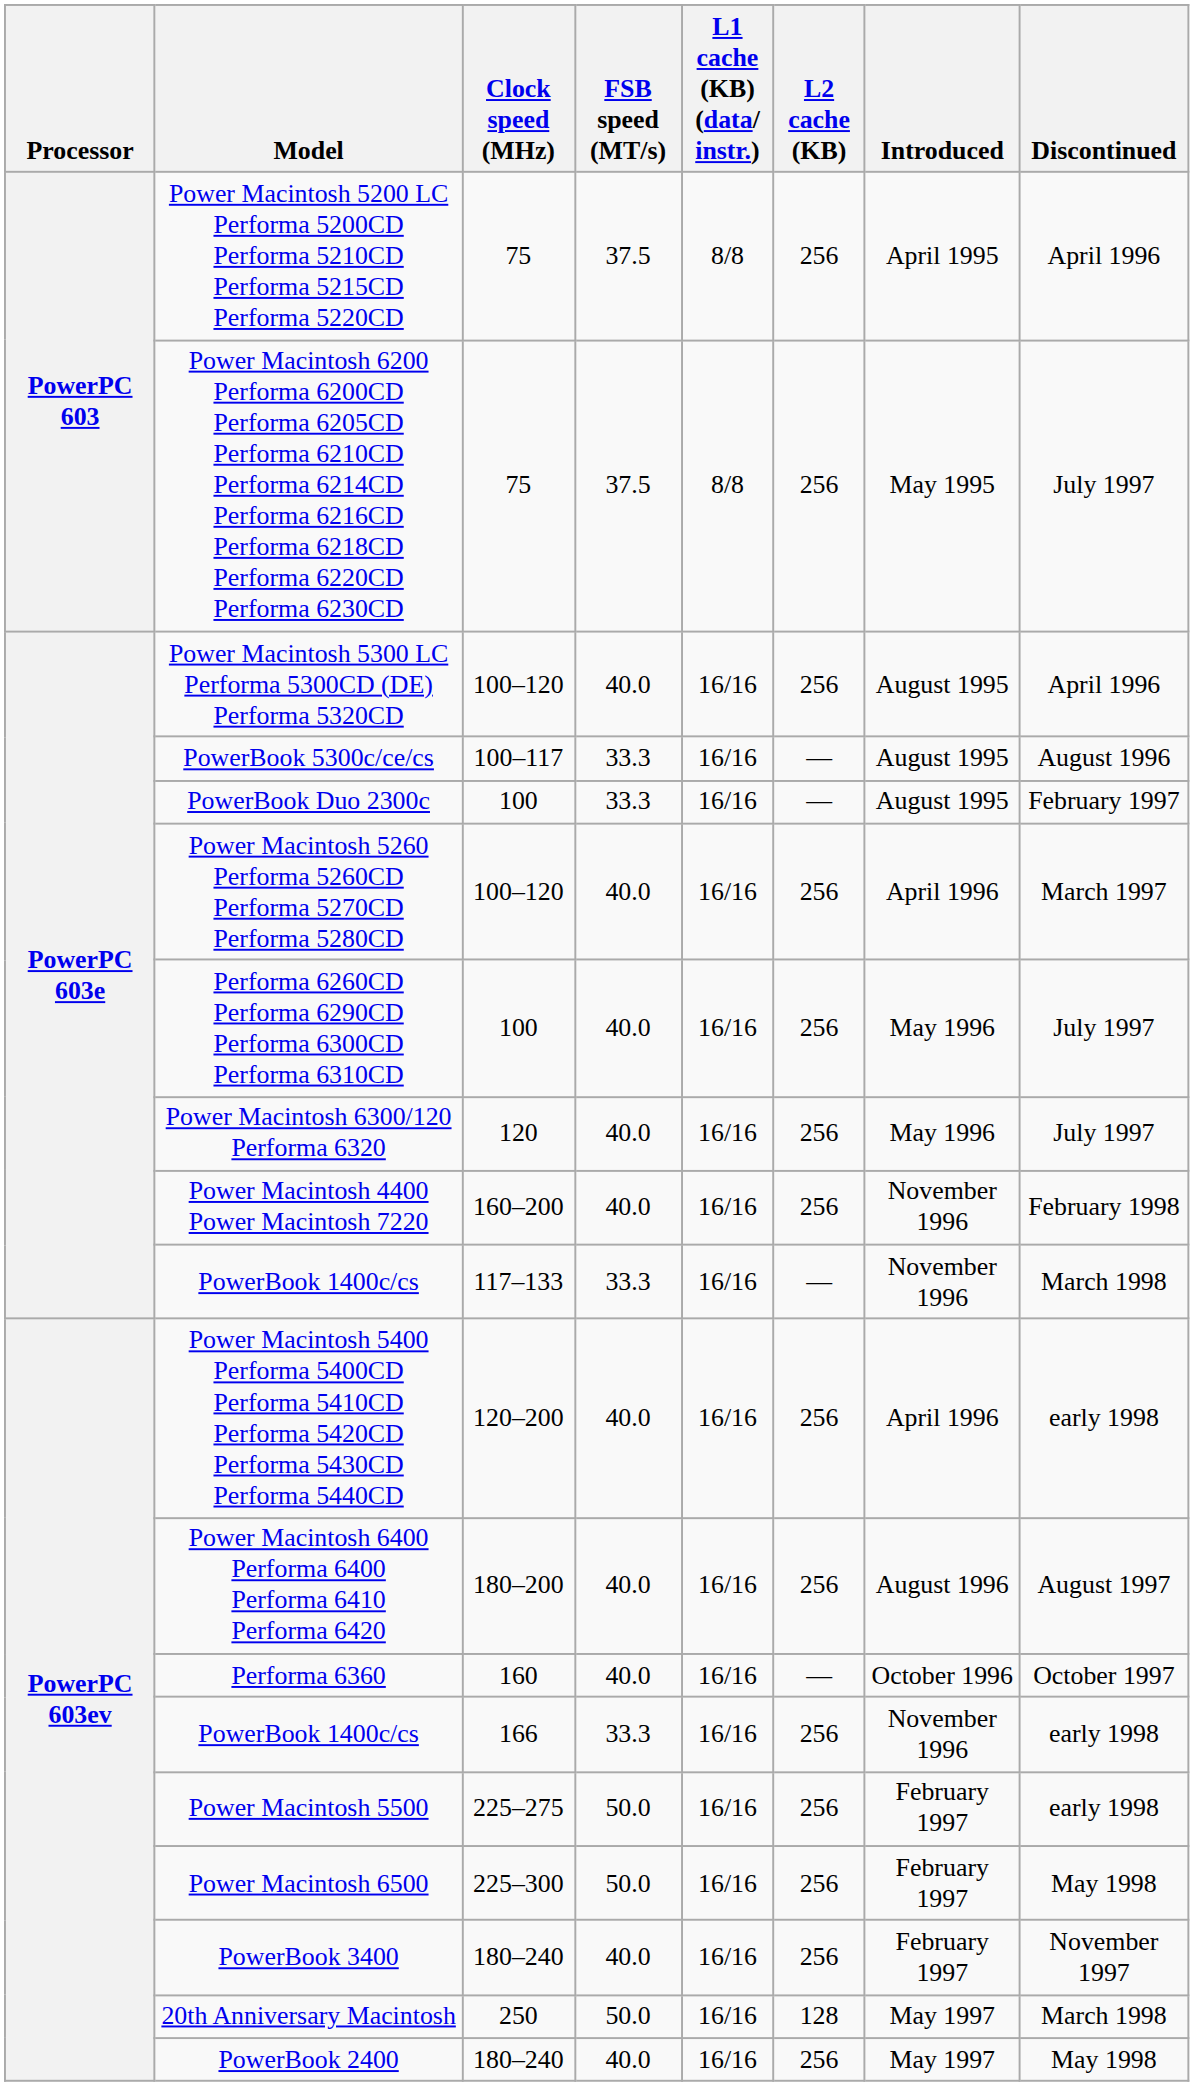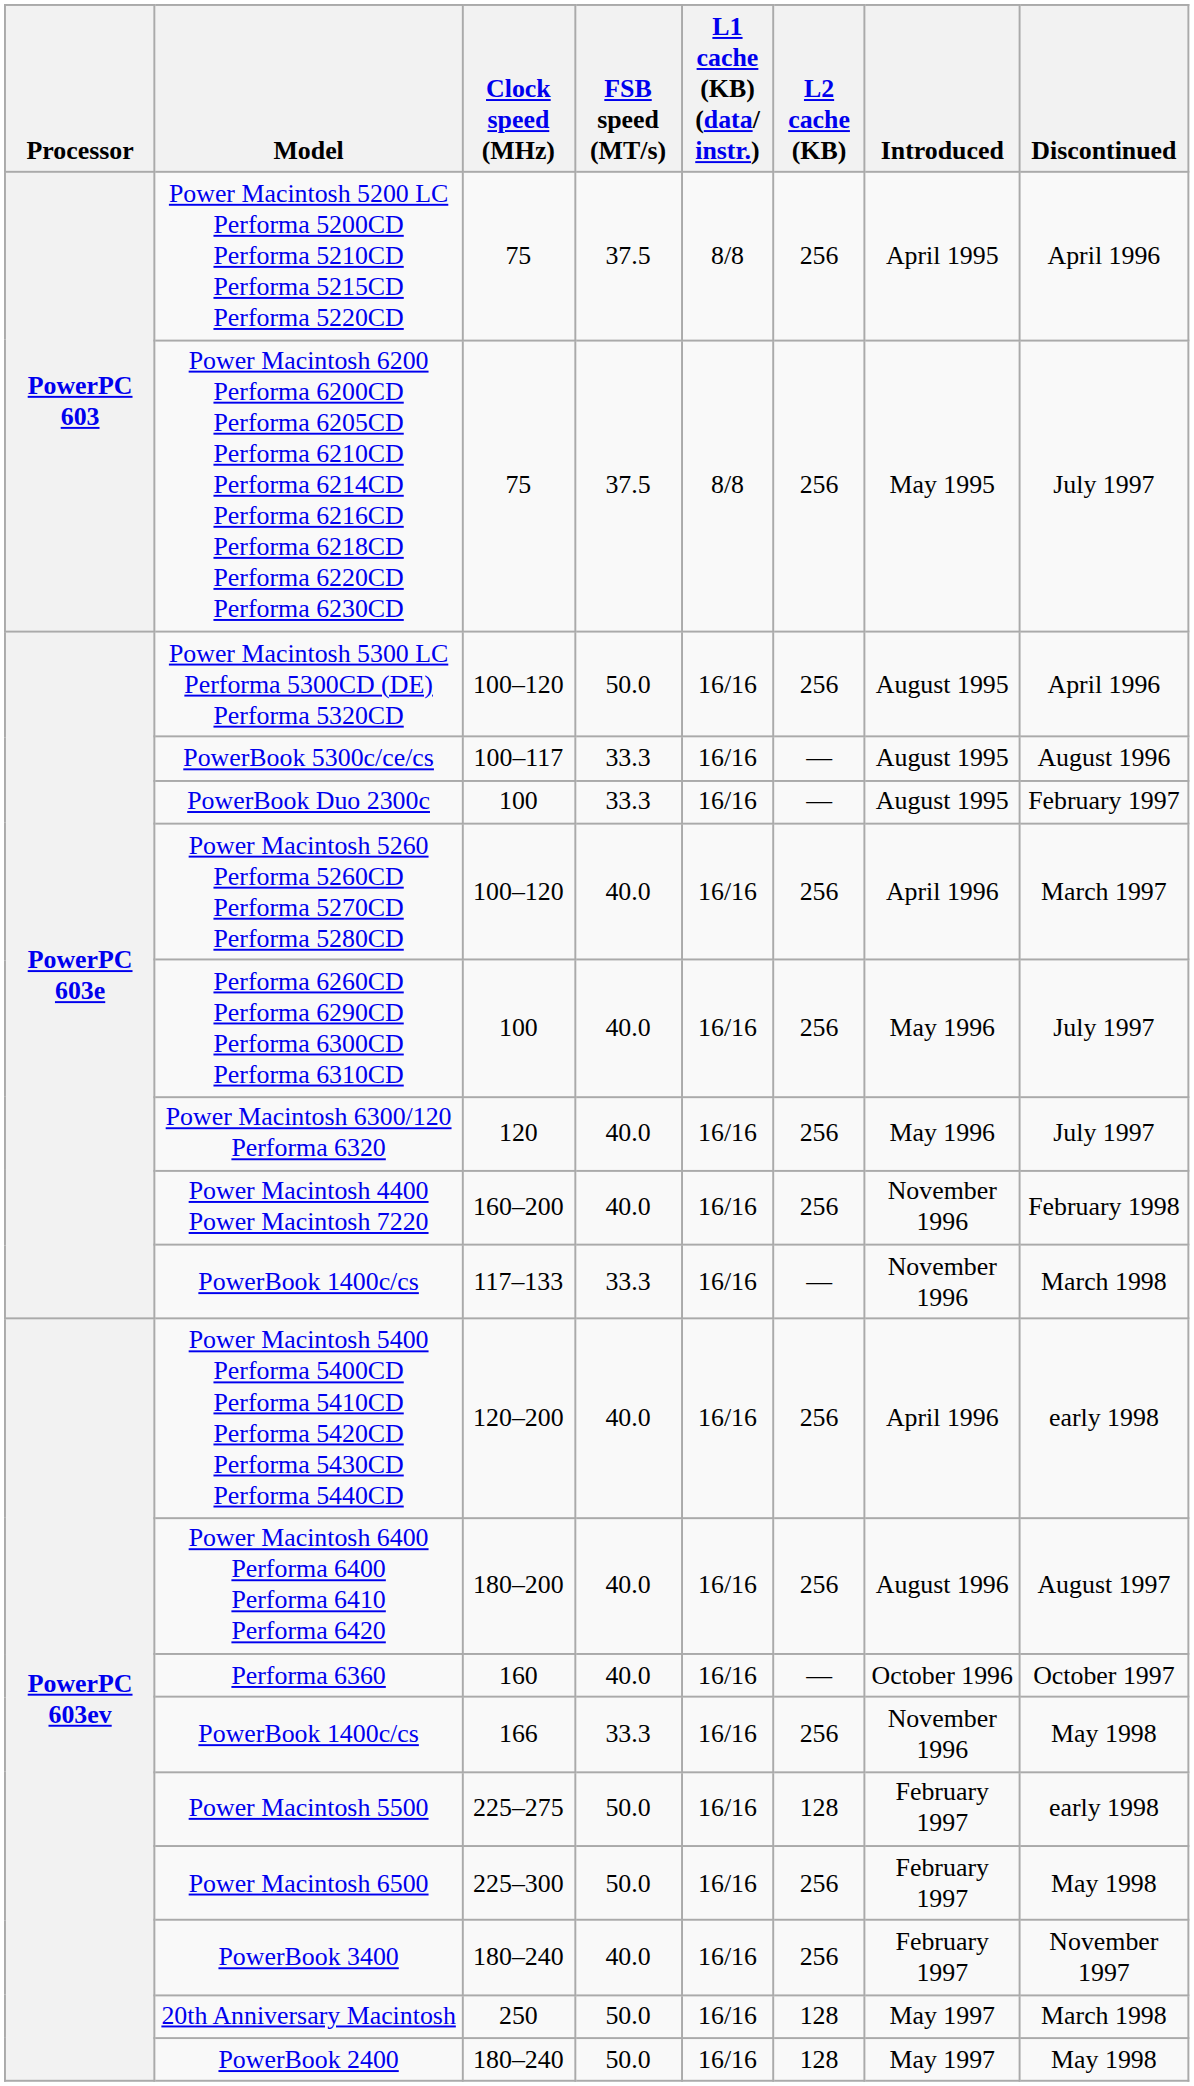(628, 684) 40.0 -> (628, 684) 50.0
(1104, 1734) early 1998 -> (1104, 1734) May 1998
(819, 1808) 256 -> (819, 1808) 128
(628, 2059) 40.0 -> (628, 2059) 50.0
(819, 2059) 256 -> (819, 2059) 128
